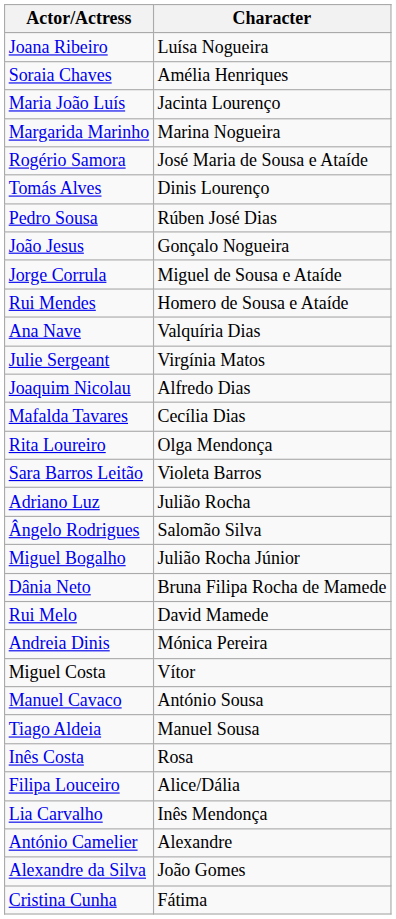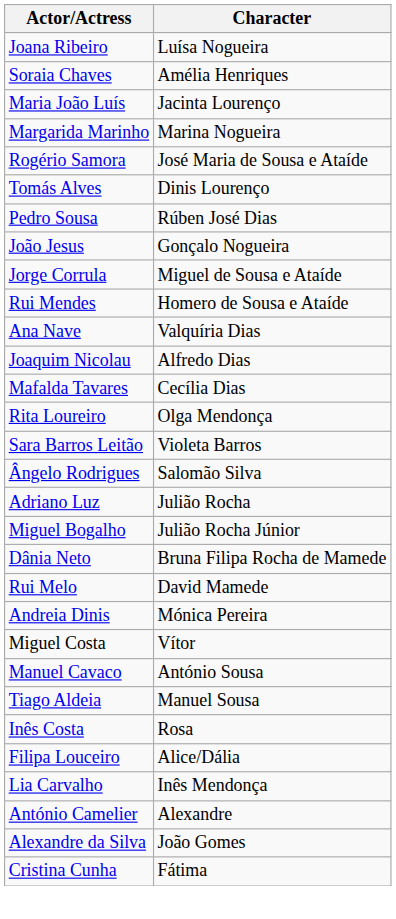- row: (59, 359)
rows swapped: (74, 530) <-> (54, 501)
